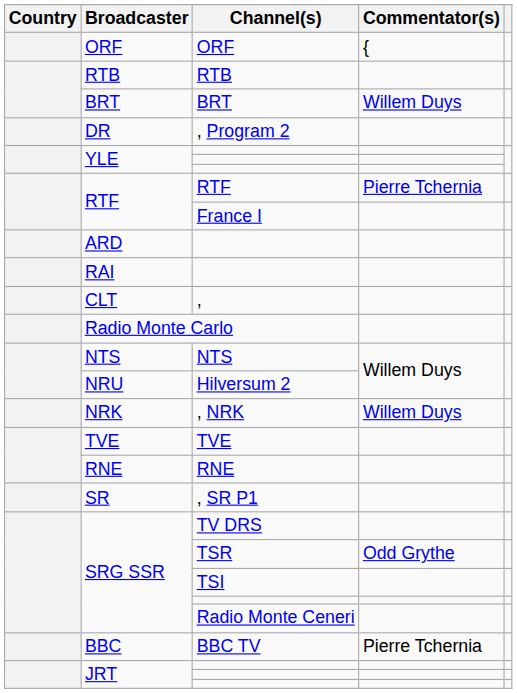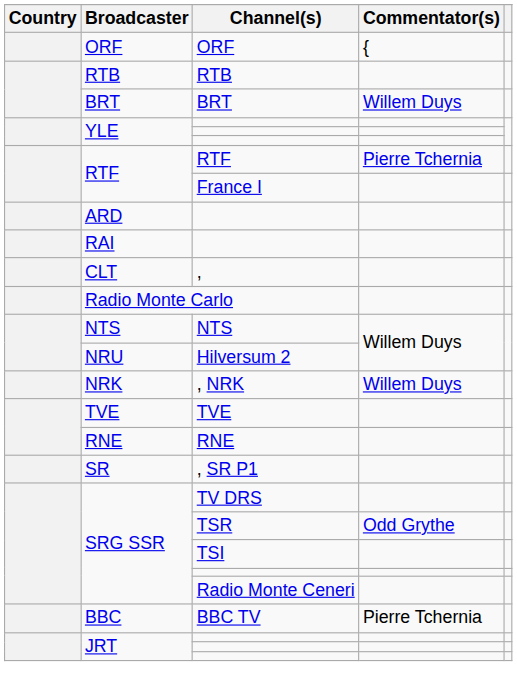- row: (98, 131)
